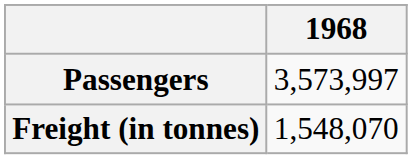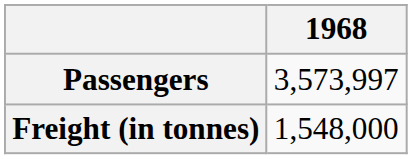(336, 128) 1,548,070 -> (336, 128) 1,548,000
